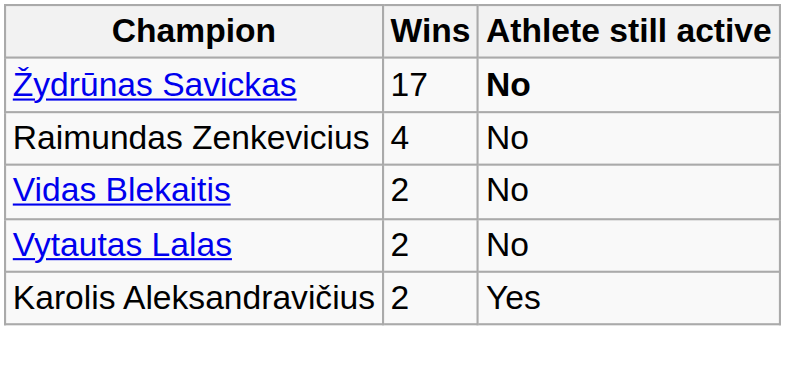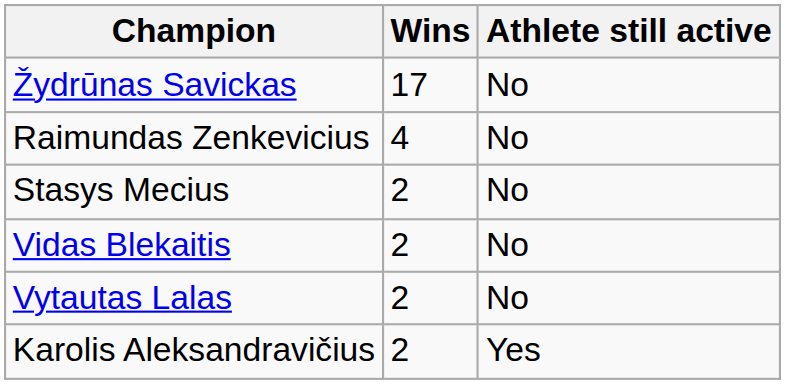(508, 84) bold -> (508, 84) normal
+ row: (121, 191)
